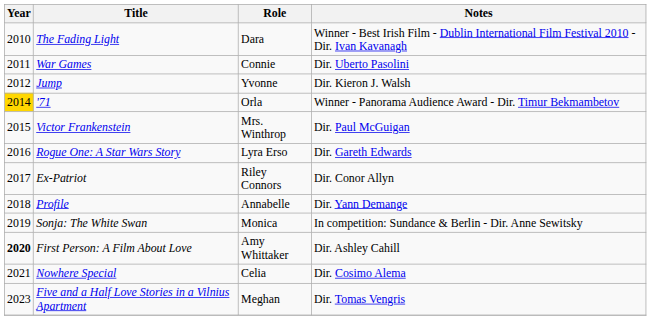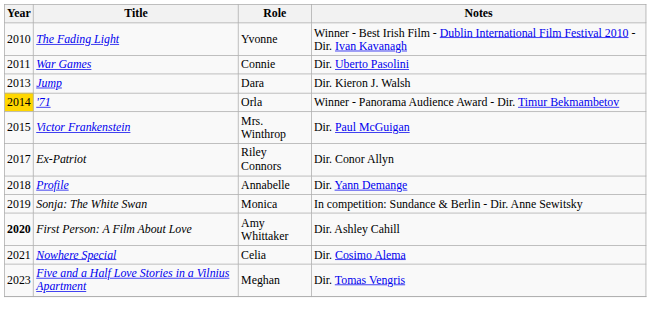(253, 39) Dara -> (259, 39) Yvonne
(19, 83) 2012 -> (19, 83) 2013
(259, 83) Yvonne -> (253, 83) Dara
- row: (108, 153)
